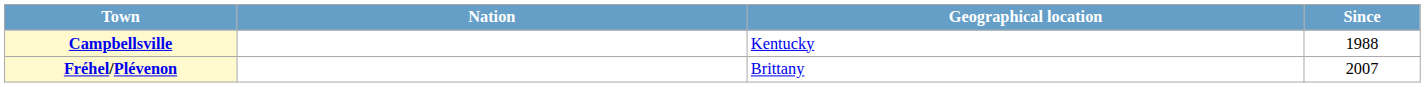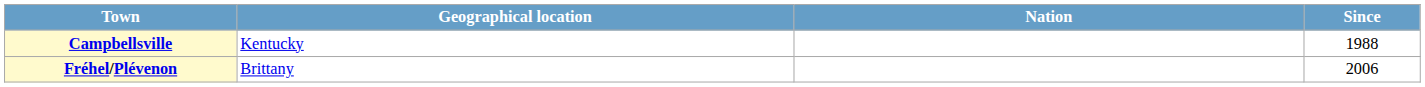columns swapped: (1026, 17) <-> (492, 17)
(1362, 69) 2007 -> (1362, 69) 2006
